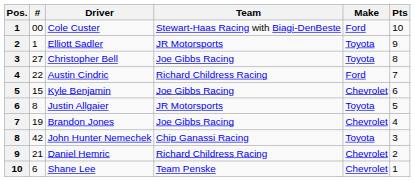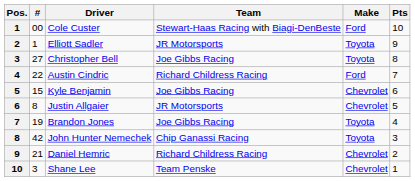(360, 106) Toyota -> (367, 106) Chevrolet
(367, 122) Chevrolet -> (360, 122) Toyota
(35, 169) 6 -> (35, 169) 3
